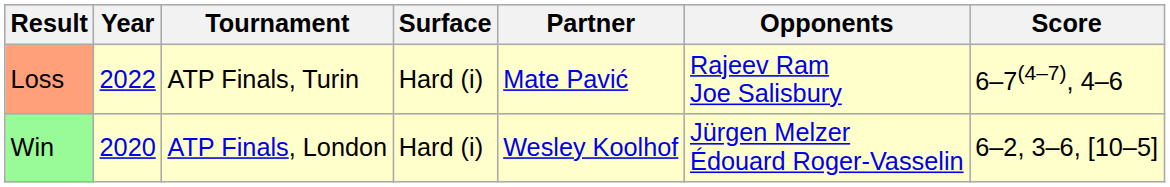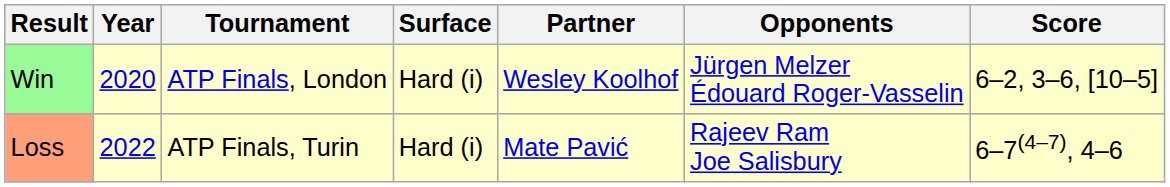rows swapped: (32, 147) <-> (37, 78)
